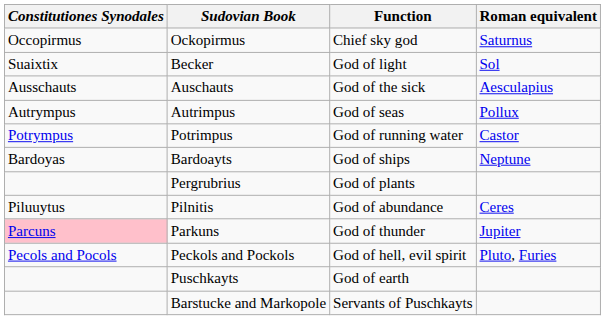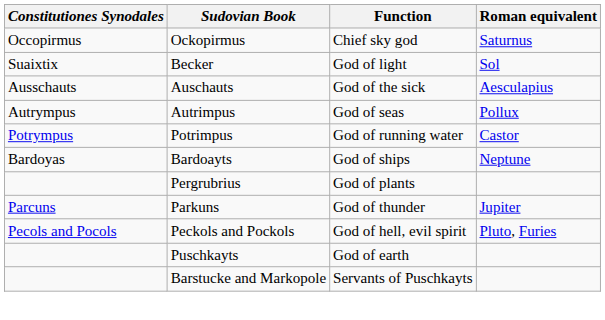- row: (192, 207)
(32, 231) pink background -> (32, 207) no background
